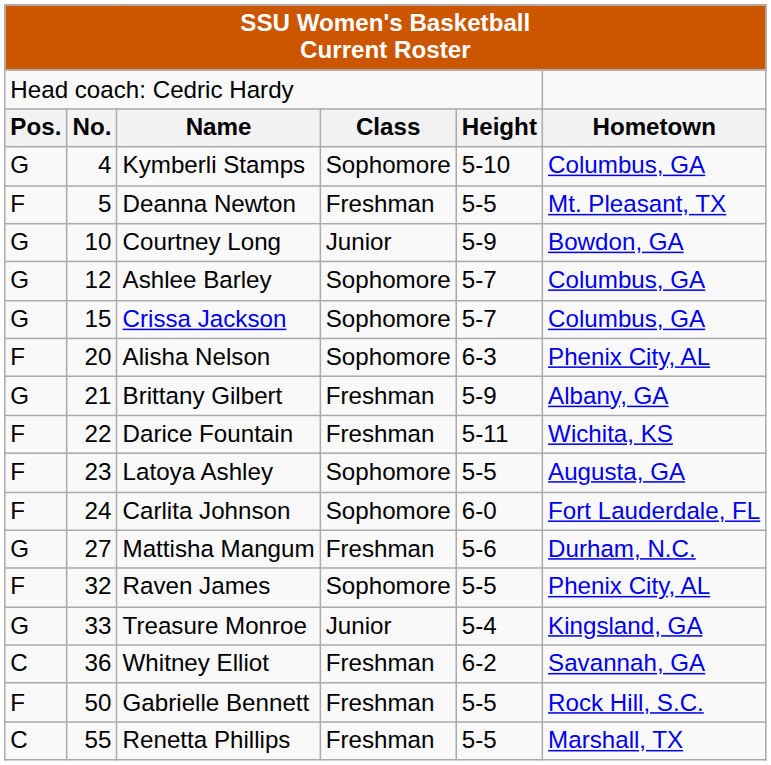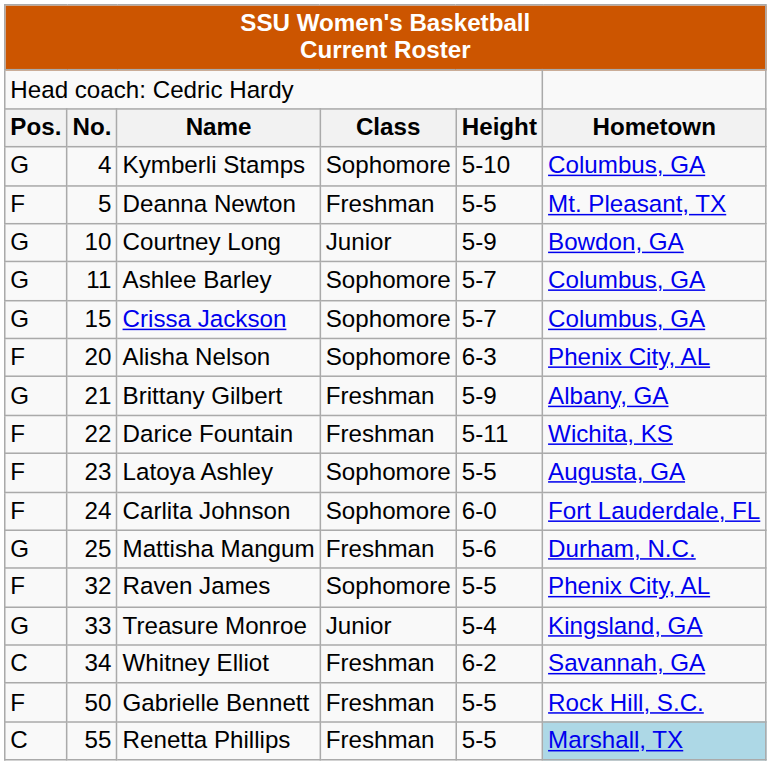(98, 280) 12 -> (99, 280) 11
(98, 548) 27 -> (98, 548) 25
(98, 663) 36 -> (98, 663) 34
(616, 740) no background -> (616, 740) lightblue background
